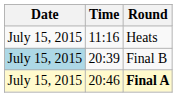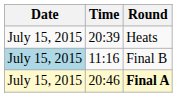(104, 37) 11:16 -> (104, 37) 20:39
(104, 59) 20:39 -> (104, 59) 11:16
